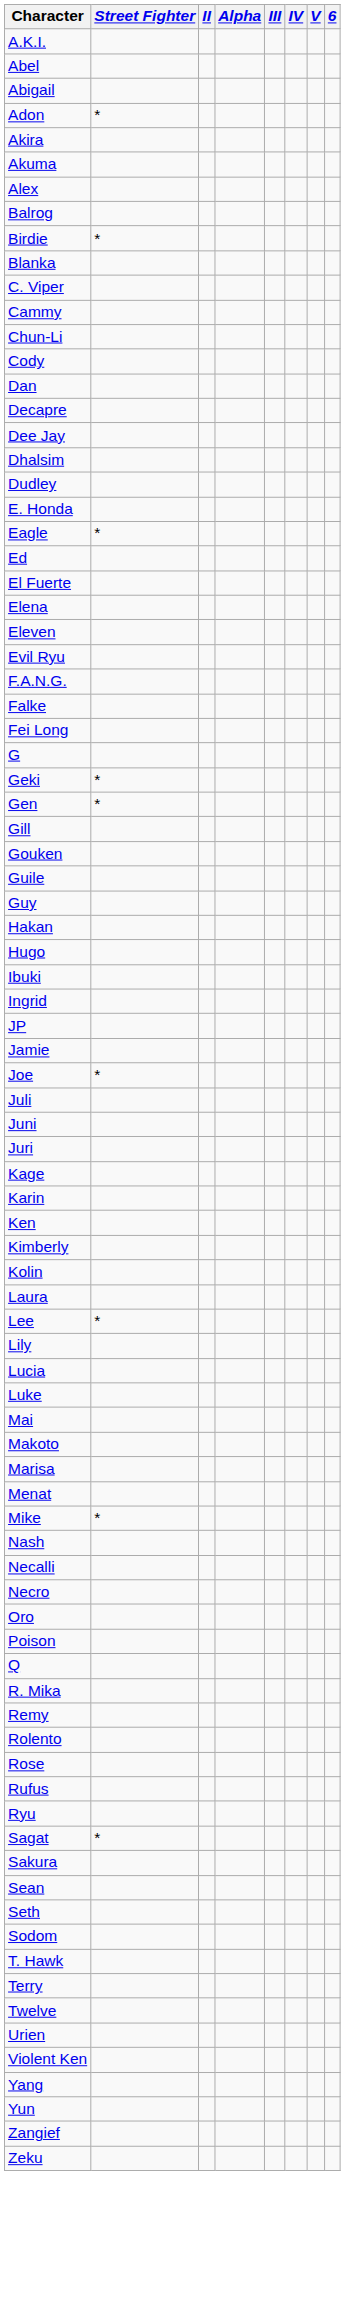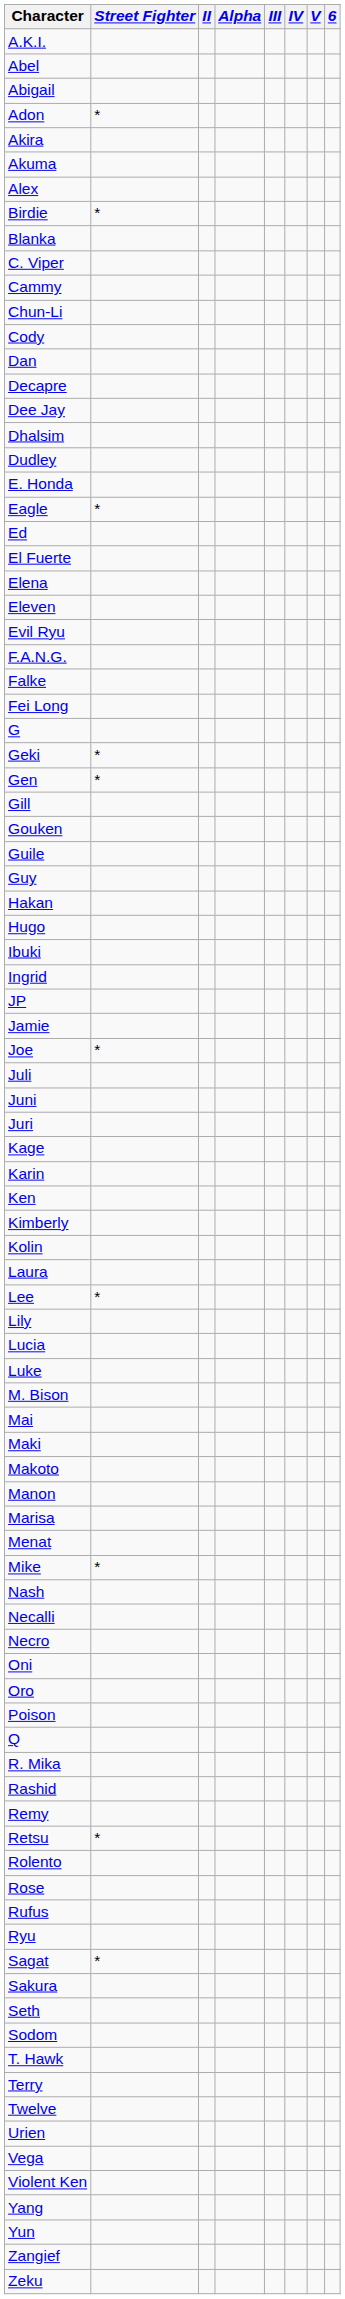- row: (30, 213)
+ row: (38, 1395)
+ row: (24, 1444)
+ row: (32, 1493)
+ row: (20, 1665)
+ row: (32, 1788)
+ row: (28, 1838)
- row: (26, 1887)
+ row: (26, 2158)
